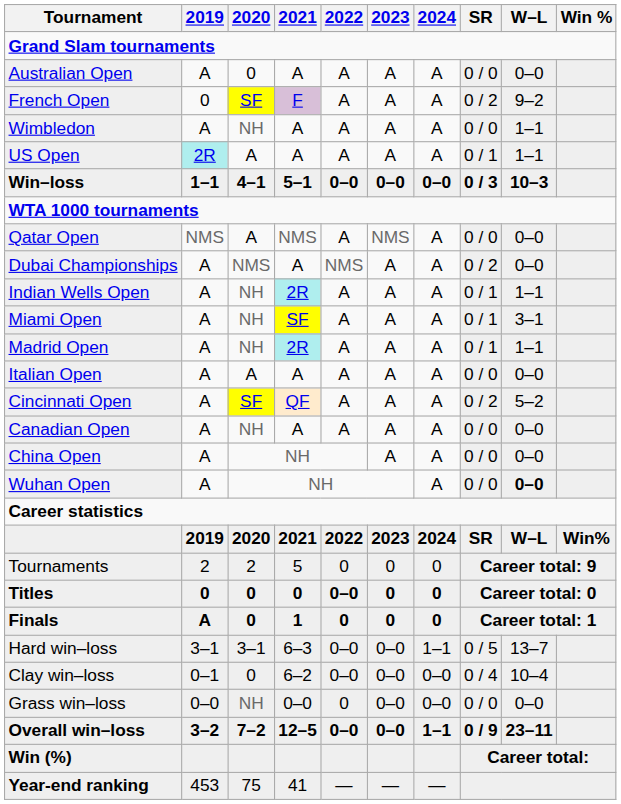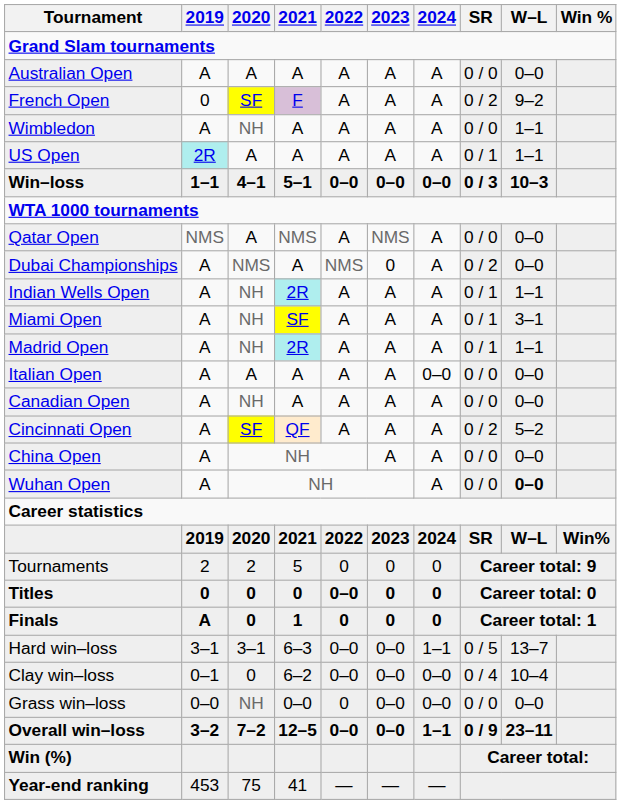(251, 73) 0 -> (251, 73) A
(390, 264) A -> (390, 264) 0
(437, 374) A -> (437, 374) 0–0
rows swapped: (69, 429) <-> (70, 401)
